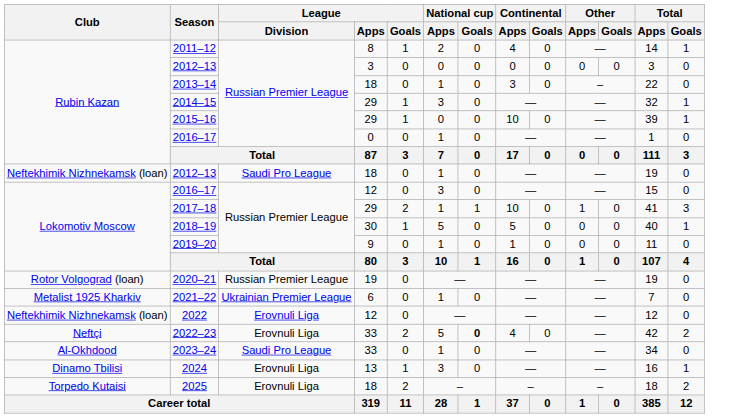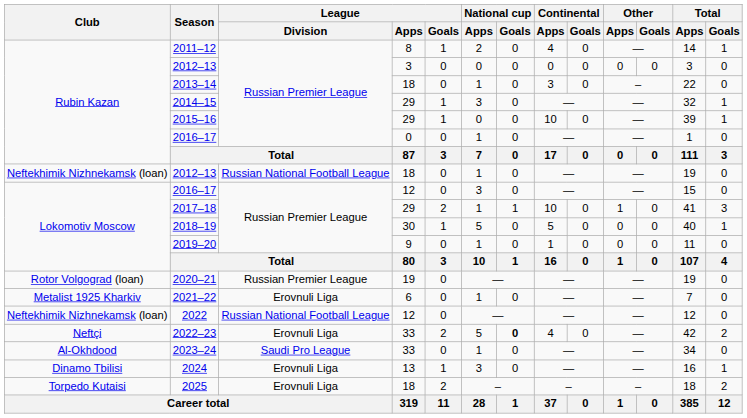(287, 173) Saudi Pro League -> (306, 173) Russian National Football League
(287, 297) Ukrainian Premier League -> (306, 297) Erovnuli Liga
(287, 315) Erovnuli Liga -> (306, 315) Russian National Football League
